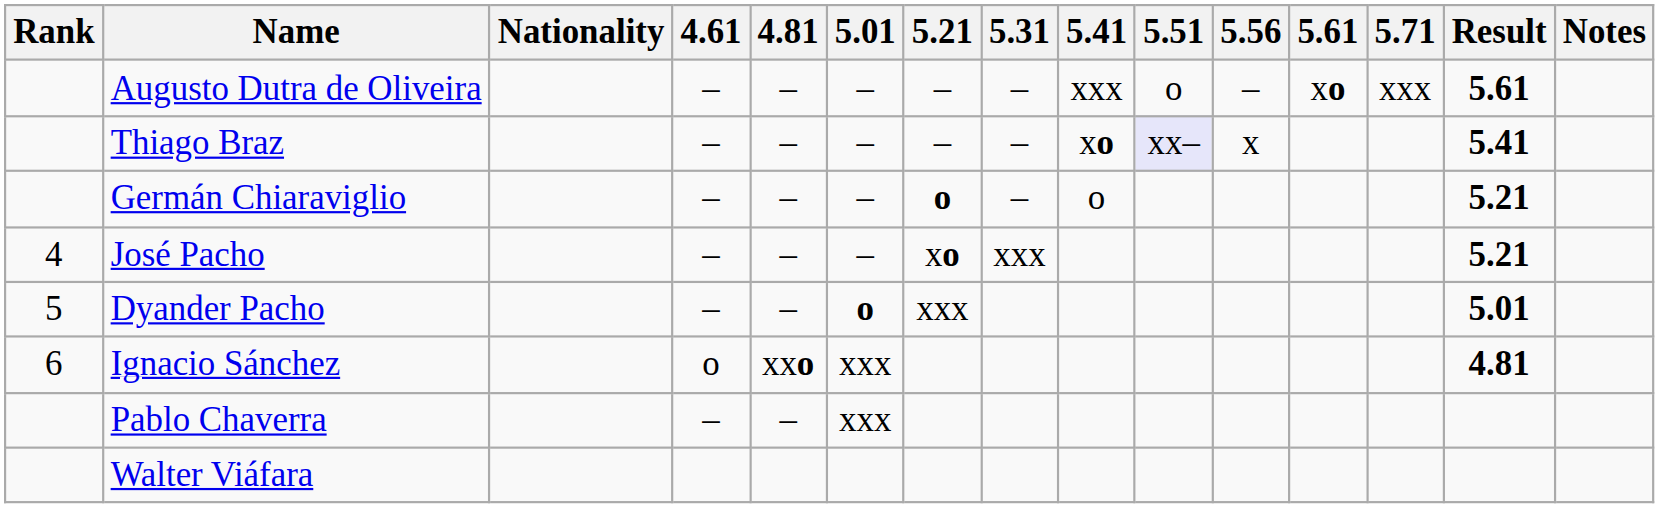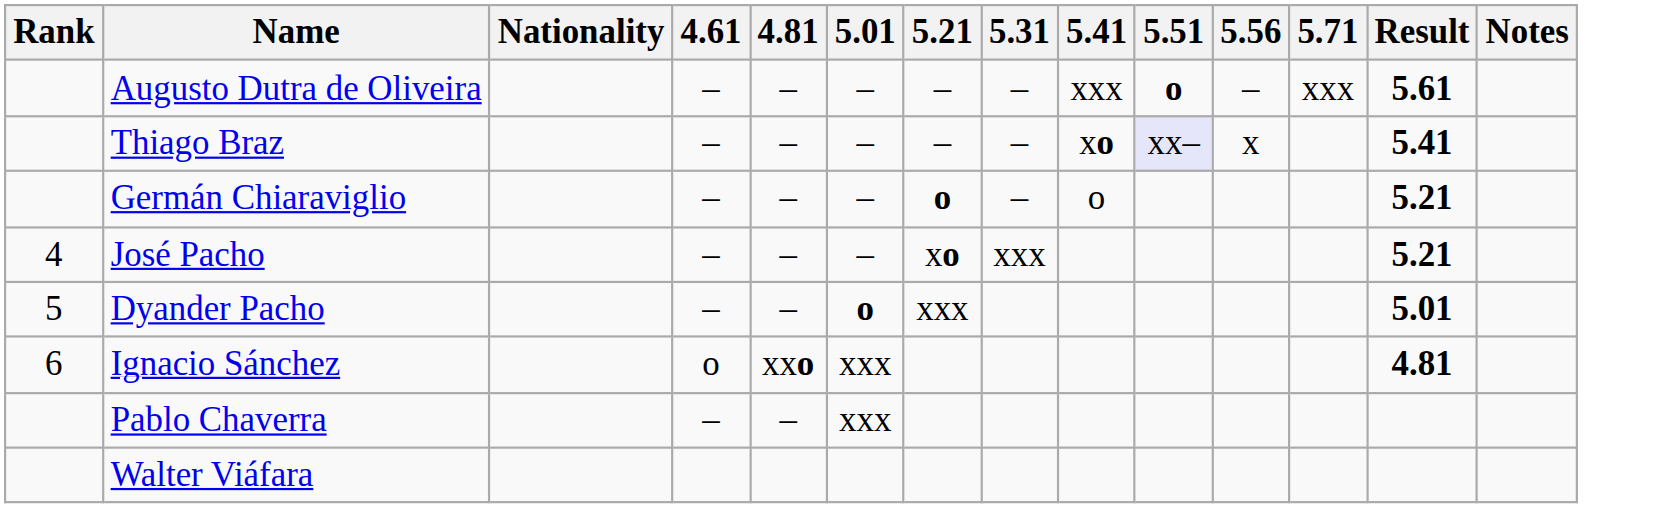- column: (1328, 32)
(1174, 87) normal -> (1174, 87) bold
